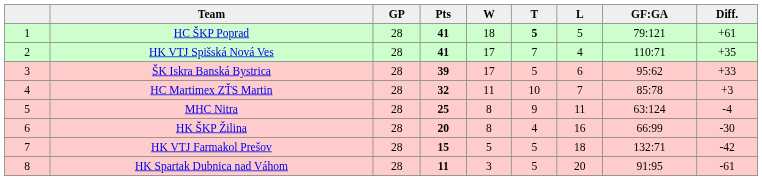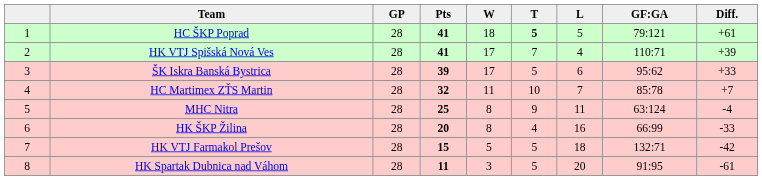(727, 52) +35 -> (727, 52) +39
(727, 90) +3 -> (727, 90) +7
(727, 127) -30 -> (727, 127) -33
